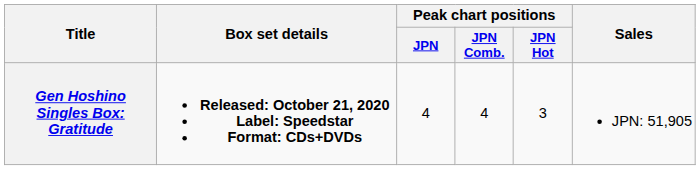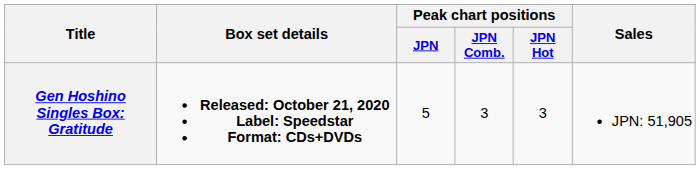(426, 113) 4 -> (426, 113) 5
(484, 113) 4 -> (484, 113) 3
